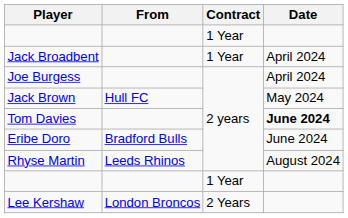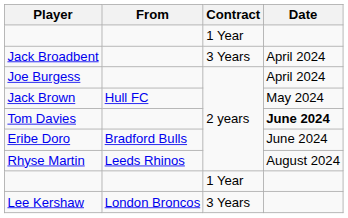(225, 56) 1 Year -> (228, 56) 3 Years
(228, 202) 2 Years -> (228, 202) 3 Years
